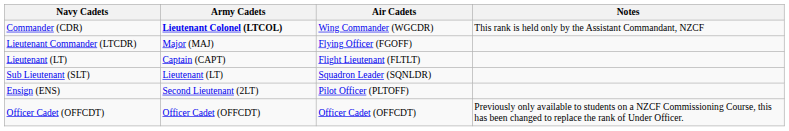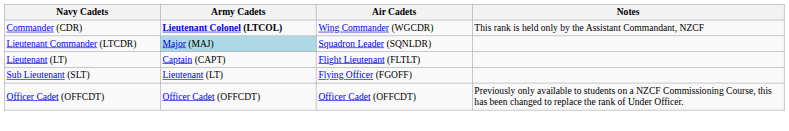(188, 44) no background -> (188, 44) lightblue background
(365, 44) Flying Officer (FGOFF) -> (375, 44) Squadron Leader (SQNLDR)
(375, 75) Squadron Leader (SQNLDR) -> (365, 75) Flying Officer (FGOFF)
- row: (33, 91)
